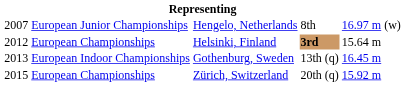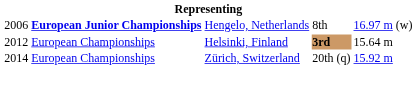(16, 25) 2007 -> (16, 25) 2006
(110, 25) normal -> (116, 25) bold
- row: (243, 58)
(16, 75) 2015 -> (16, 58) 2014
